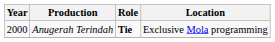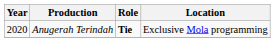(17, 29) 2000 -> (17, 29) 2020
